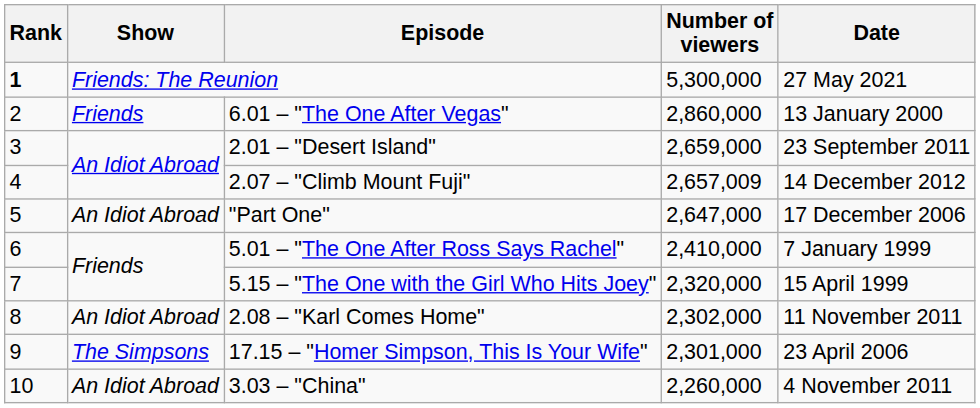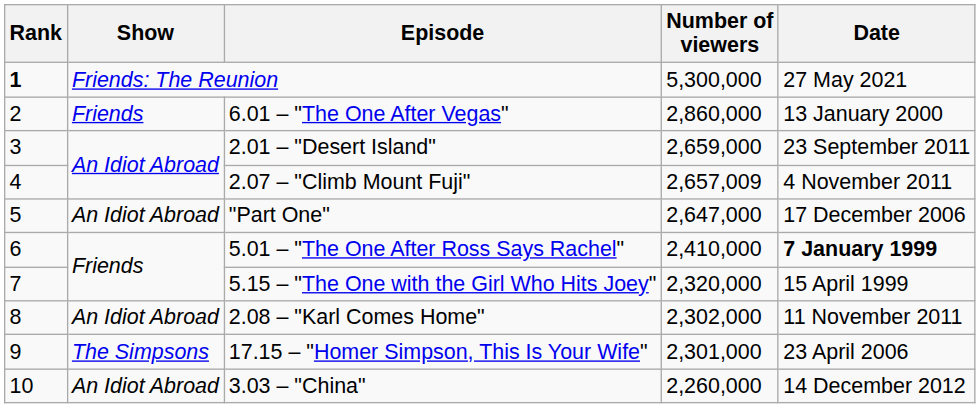(874, 181) 14 December 2012 -> (868, 181) 4 November 2011
(857, 249) normal -> (860, 249) bold
(868, 385) 4 November 2011 -> (874, 385) 14 December 2012
